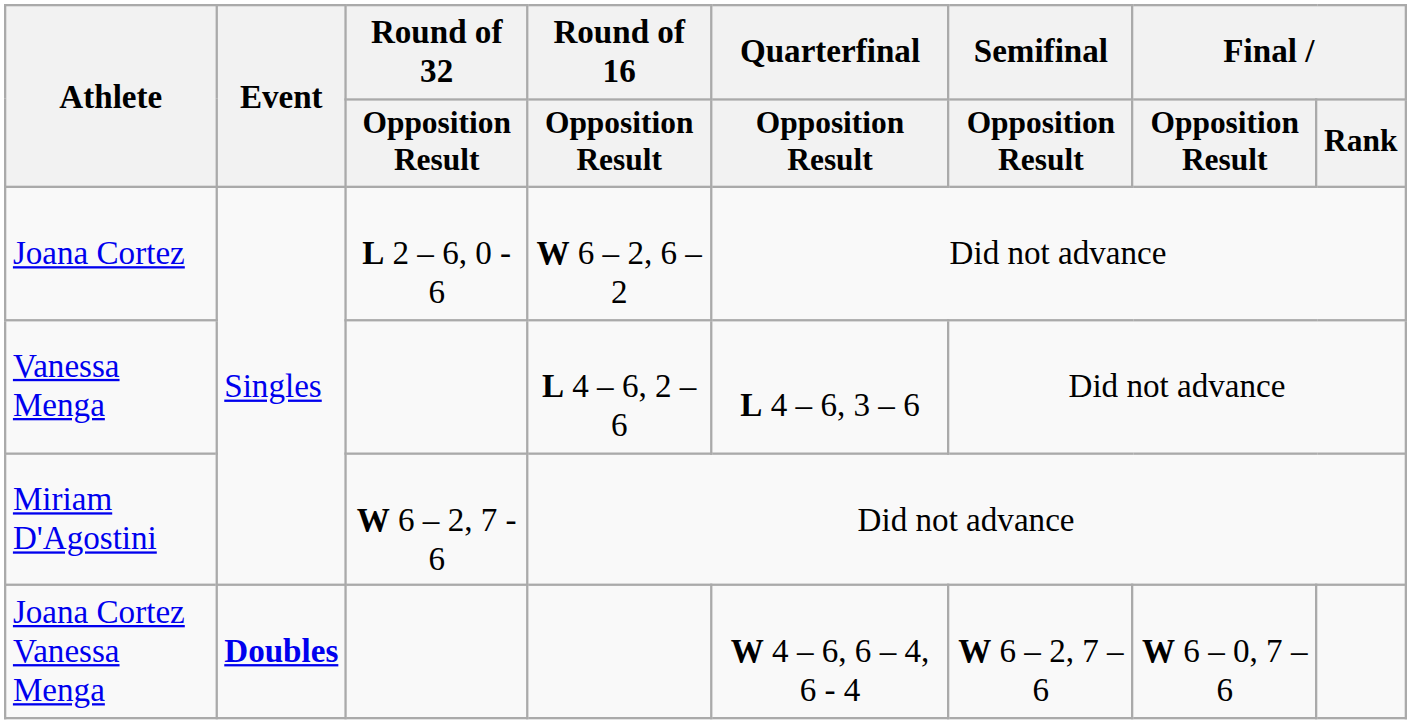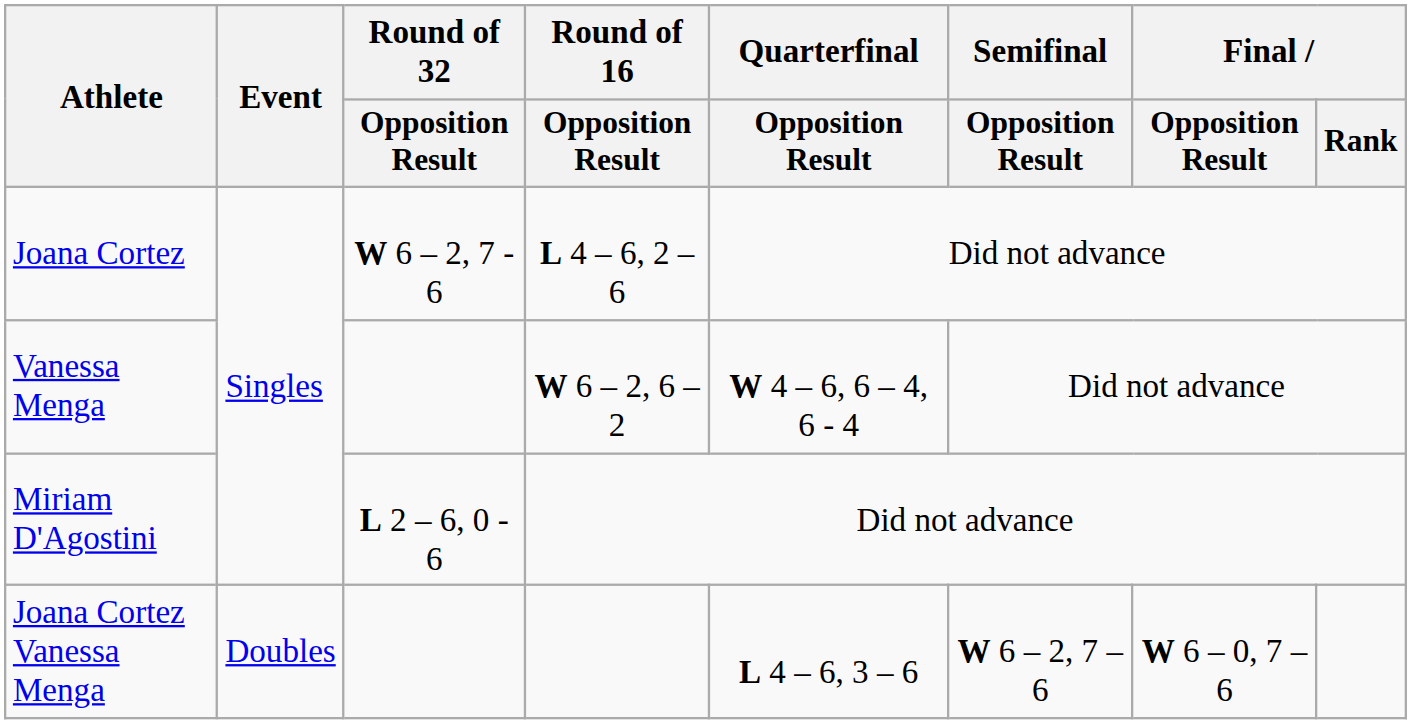(437, 273) L 2 – 6, 0 - 6 -> (434, 273) W 6 – 2, 7 - 6
(619, 273) W 6 – 2, 6 – 2 -> (617, 273) L 4 – 6, 2 – 6
(619, 405) L 4 – 6, 2 – 6 -> (617, 405) W 6 – 2, 6 – 2
(830, 405) L 4 – 6, 3 – 6 -> (829, 405) W 4 – 6, 6 – 4, 6 - 4
(437, 538) W 6 – 2, 7 - 6 -> (434, 538) L 2 – 6, 0 - 6
(281, 651) bold -> (281, 651) normal
(830, 671) W 4 – 6, 6 – 4, 6 - 4 -> (829, 671) L 4 – 6, 3 – 6
